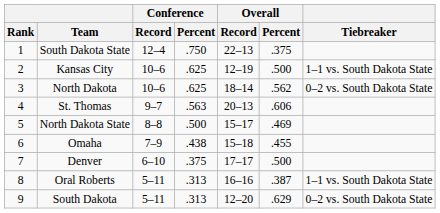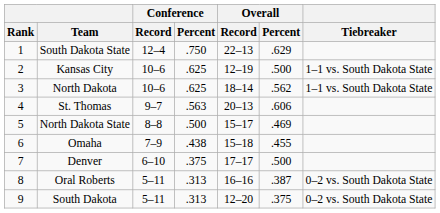(281, 50) .375 -> (281, 50) .629
(369, 87) 0–2 vs. South Dakota State -> (369, 87) 1–1 vs. South Dakota State
(369, 180) 1–1 vs. South Dakota State -> (369, 180) 0–2 vs. South Dakota State
(281, 198) .629 -> (281, 198) .375
